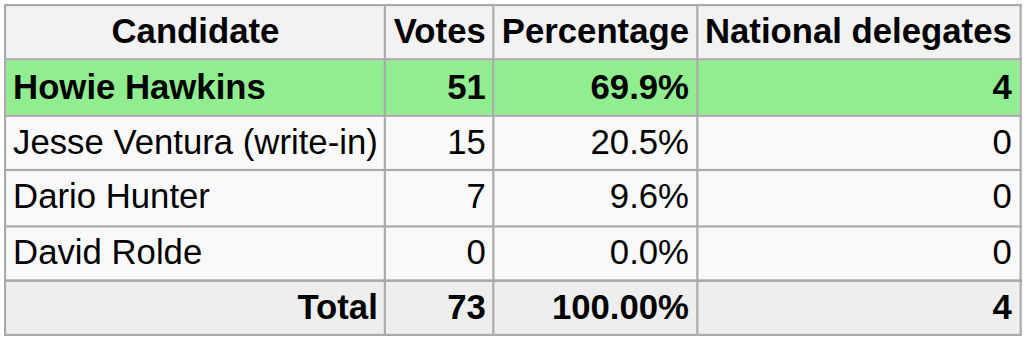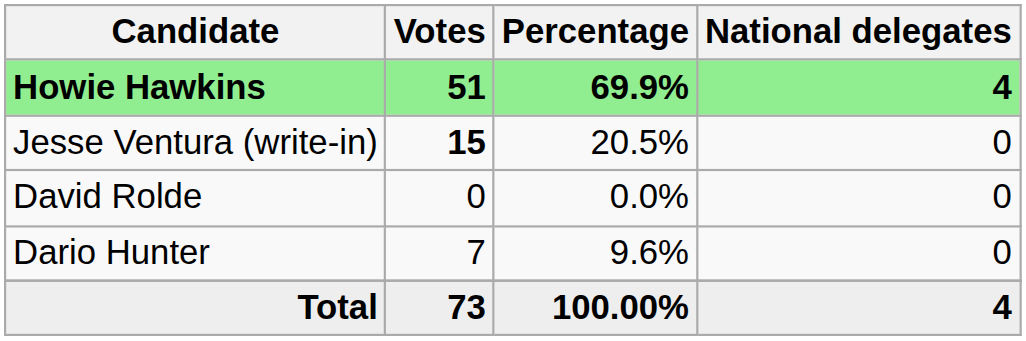(466, 142) normal -> (466, 142) bold
rows swapped: (111, 197) <-> (108, 252)
